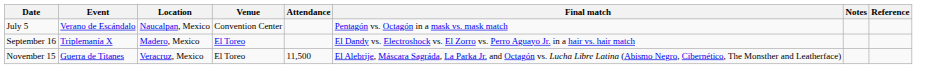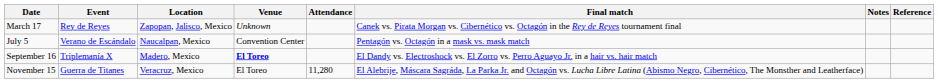+ row: (24, 26)
(230, 41) normal -> (252, 55) bold
(299, 55) 11,500 -> (321, 70) 11,280
